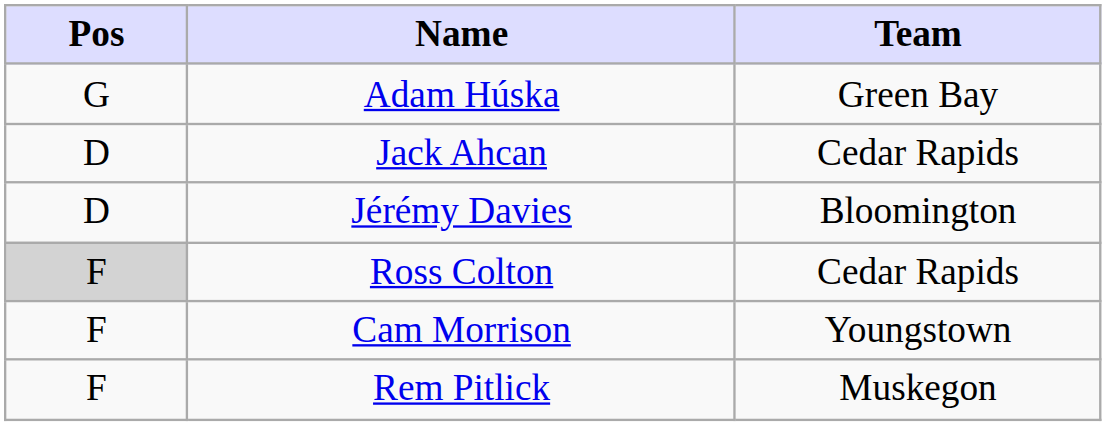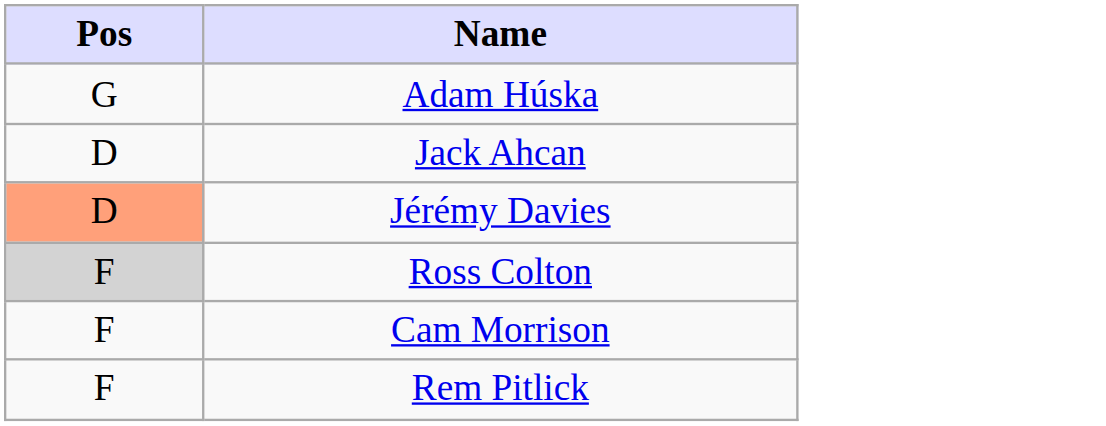- column: (918, 34)
(96, 211) no background -> (104, 211) lightsalmon background
